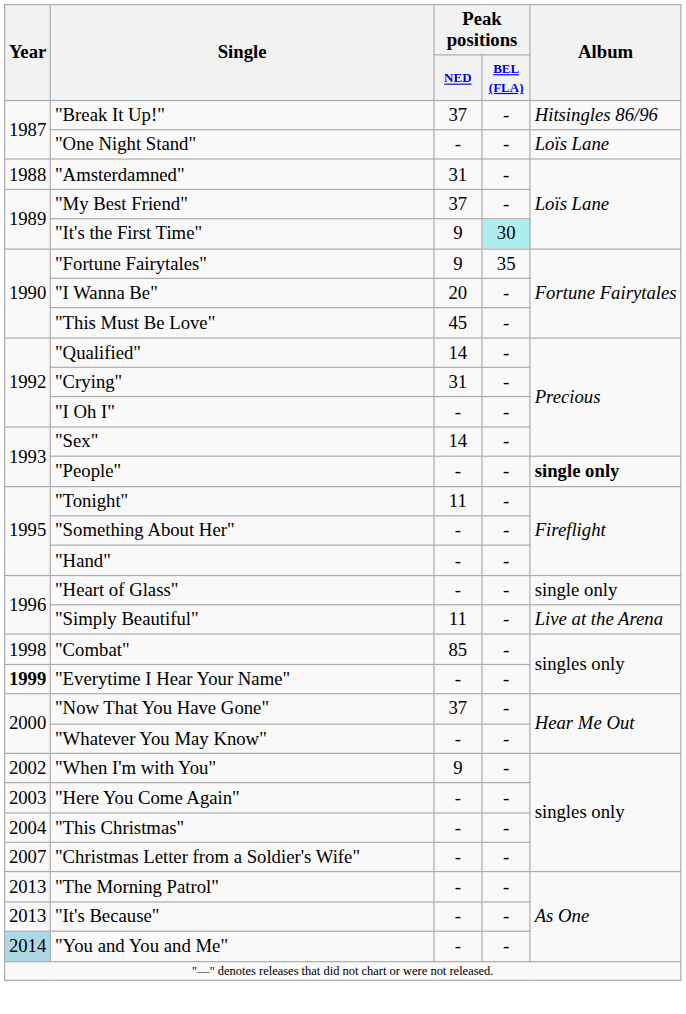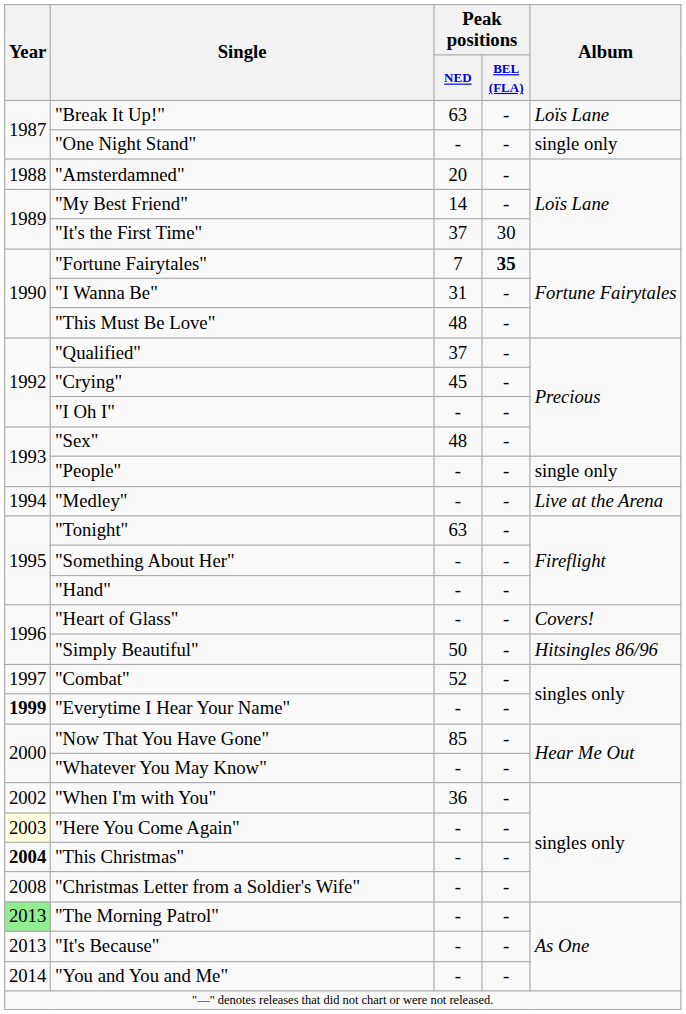(458, 114) 37 -> (458, 114) 63
(596, 114) Hitsingles 86/96 -> (572, 114) Loïs Lane
(572, 144) Loïs Lane -> (576, 144) single only
(458, 174) 31 -> (458, 174) 20
(458, 203) 37 -> (458, 203) 14
(458, 233) 9 -> (458, 233) 37
(506, 233) paleturquoise background -> (506, 233) no background
(458, 263) 9 -> (458, 263) 7
(506, 263) normal -> (506, 263) bold
(458, 293) 20 -> (458, 293) 31
(458, 322) 45 -> (458, 322) 48
(458, 352) 14 -> (458, 352) 37
(458, 382) 31 -> (458, 382) 45
(458, 441) 14 -> (458, 441) 48
(577, 471) bold -> (576, 471) normal
+ row: (91, 500)
(458, 500) 11 -> (458, 530) 63
(576, 589) single only -> (564, 619) Covers!
(458, 619) 11 -> (458, 649) 50
(599, 619) Live at the Arena -> (596, 649) Hitsingles 86/96
(28, 649) 1998 -> (28, 679) 1997
(458, 649) 85 -> (458, 679) 52
(458, 708) 37 -> (458, 738) 85
(458, 768) 9 -> (458, 797) 36
(28, 797) no background -> (28, 827) lightyellow background
(28, 827) normal -> (28, 857) bold
(28, 857) 2007 -> (28, 886) 2008
(28, 886) no background -> (28, 916) lightgreen background
(28, 946) lightblue background -> (28, 975) no background
